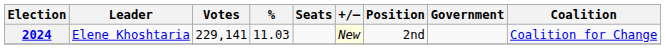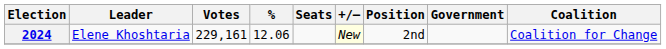(221, 34) 229,141 -> (221, 34) 229,161
(271, 34) 11.03 -> (271, 34) 12.06
